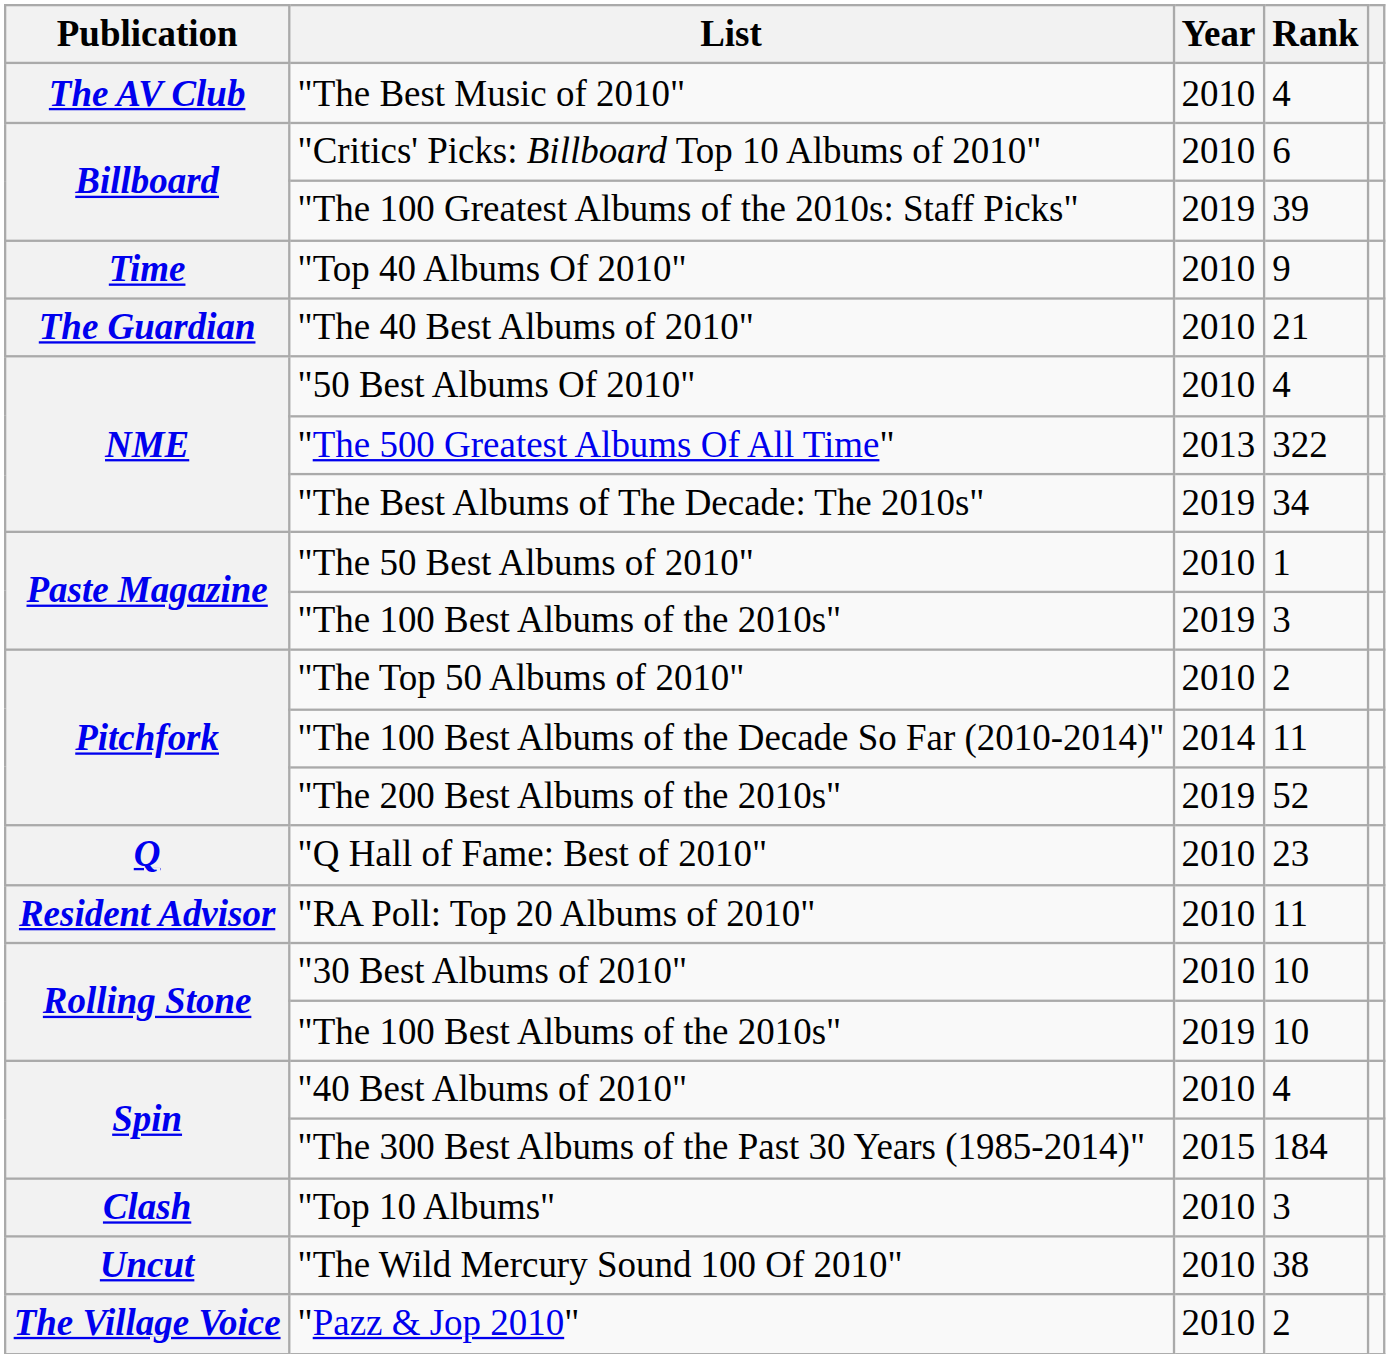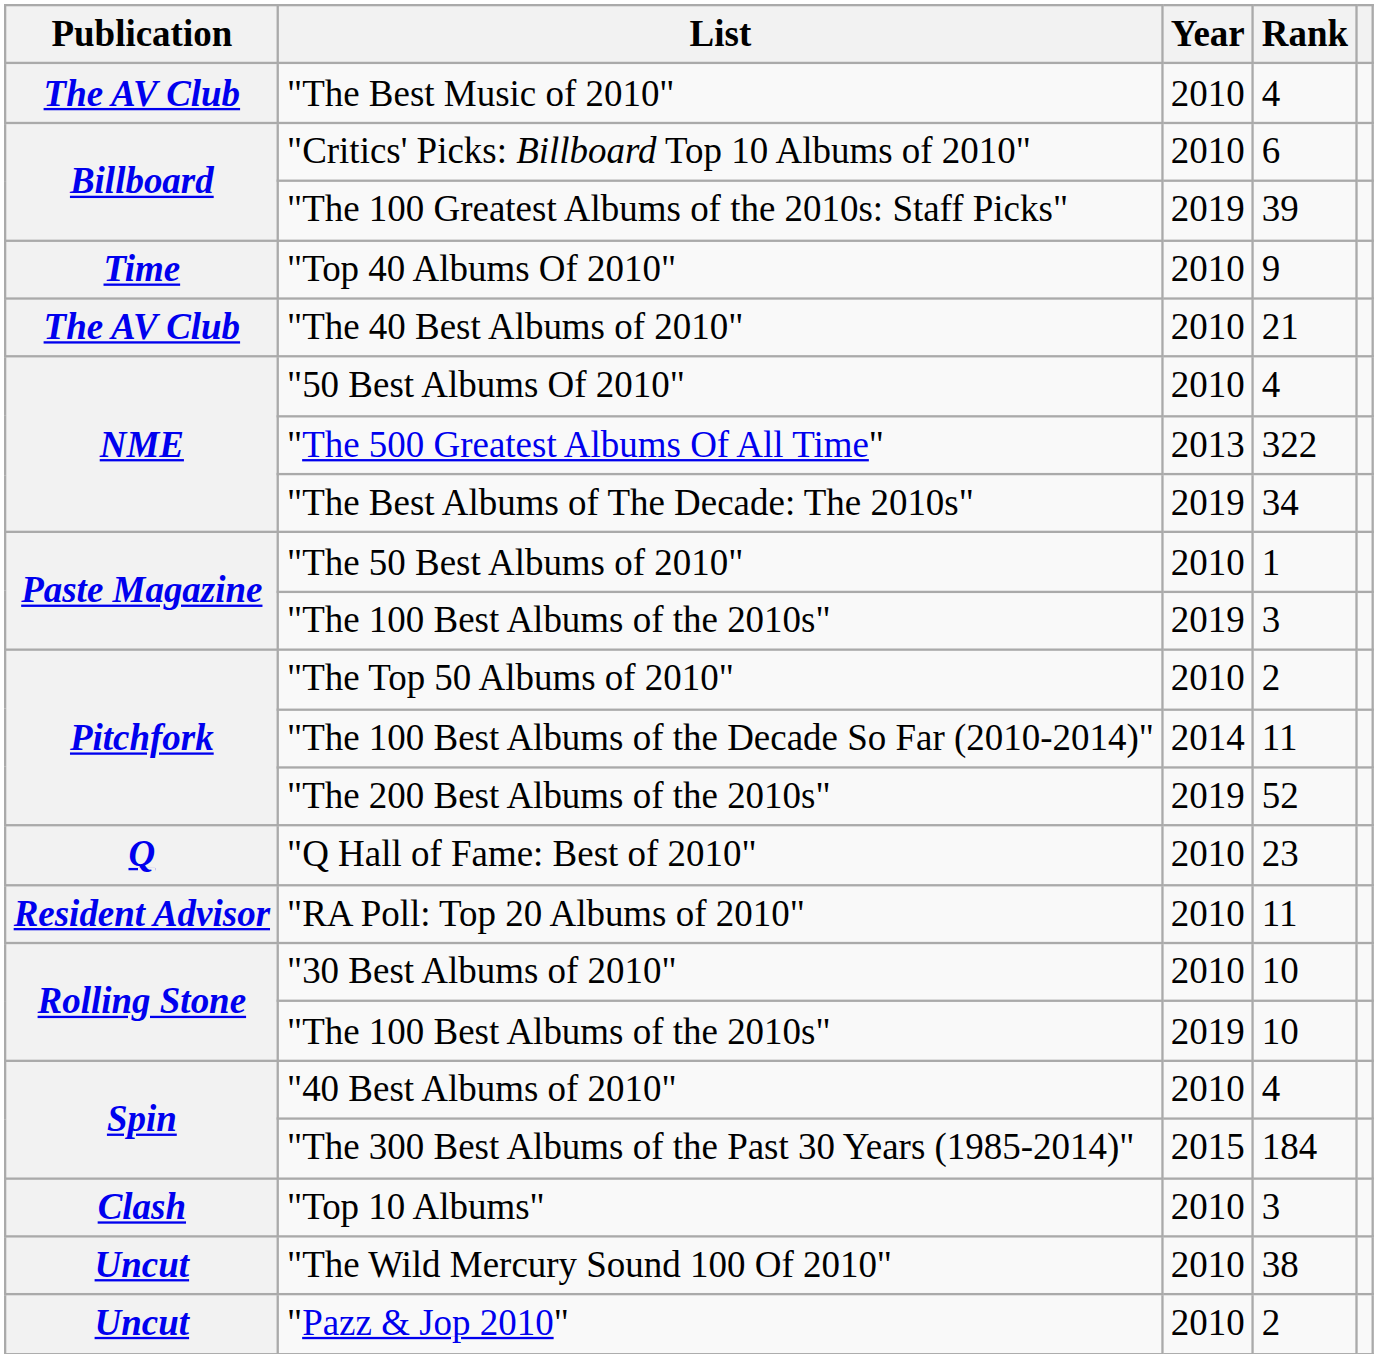(147, 326) The Guardian -> (142, 326) The AV Club
(147, 1323) The Village Voice -> (142, 1323) Uncut
